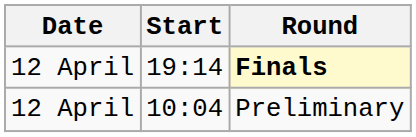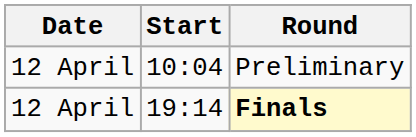rows swapped: (320, 109) <-> (281, 68)
